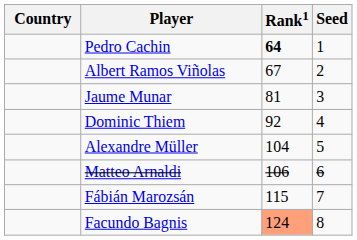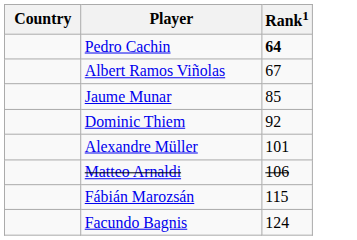- column: (332, 19)
(273, 96) 81 -> (273, 96) 85
(277, 146) 104 -> (277, 146) 101
(277, 222) lightsalmon background -> (277, 222) no background
